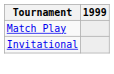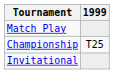+ row: (42, 45)
